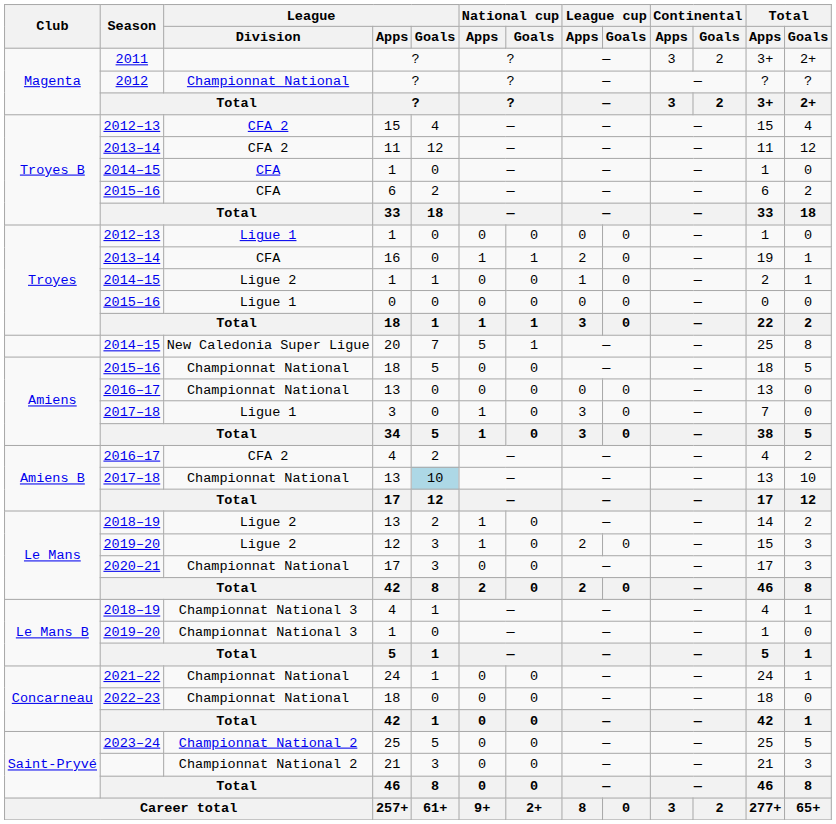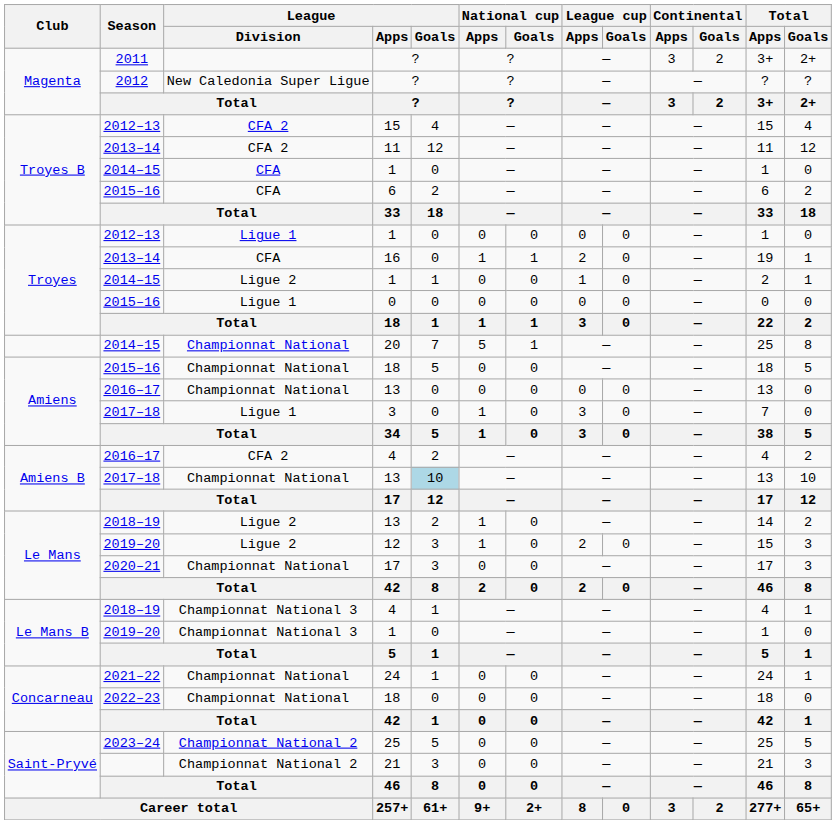(268, 82) Championnat National -> (268, 82) New Caledonia Super Ligue
(268, 346) New Caledonia Super Ligue -> (268, 346) Championnat National
